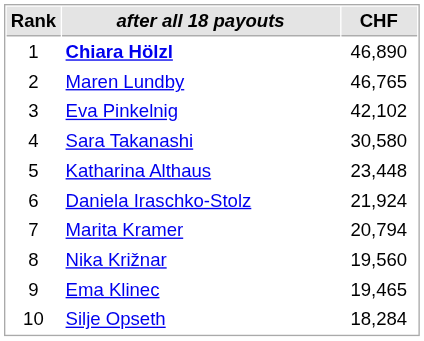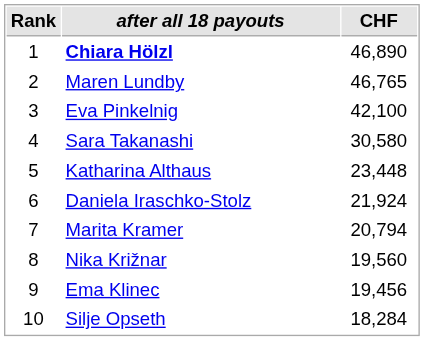(379, 111) 42,102 -> (379, 111) 42,100
(379, 290) 19,465 -> (379, 290) 19,456
